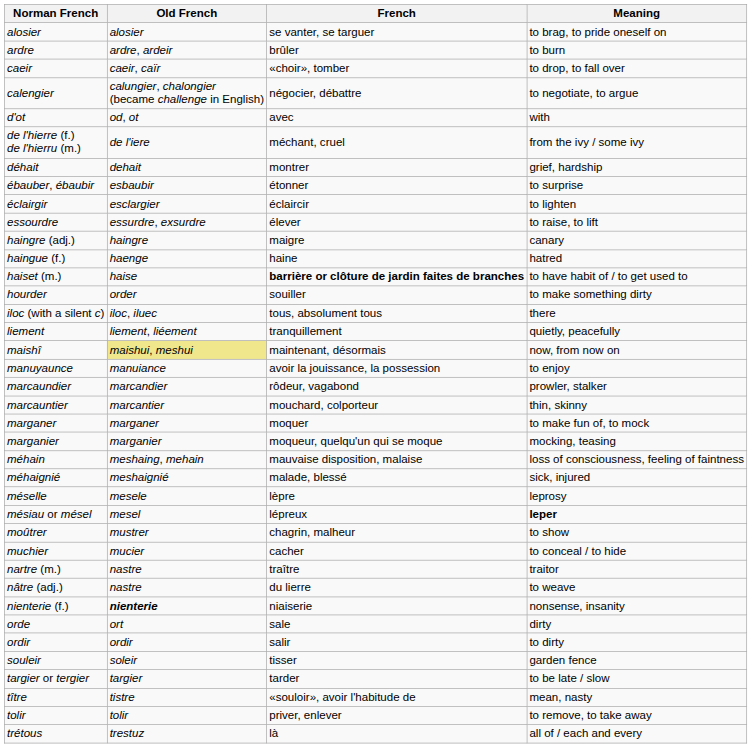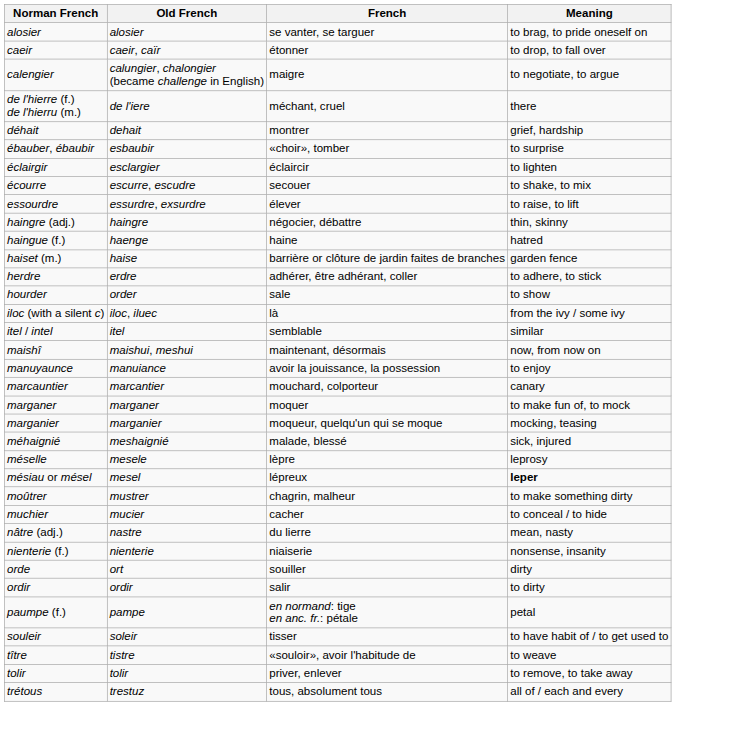- row: (20, 50)
(309, 68) «choir», tomber -> (289, 50) étonner
(315, 93) négocier, débattre -> (287, 74) maigre
- row: (16, 117)
(587, 142) from the ivy / some ivy -> (523, 106) there
(289, 185) étonner -> (309, 149) «choir», tomber
+ row: (27, 185)
(287, 240) maigre -> (315, 222) négocier, débattre
(547, 240) canary -> (539, 222) thin, skinny
(397, 277) bold -> (387, 258) normal
(609, 277) to have habit of / to get used to -> (544, 258) garden fence
+ row: (24, 277)
(288, 295) souiller -> (280, 295) sale
(591, 295) to make something dirty -> (530, 295) to show
(326, 313) tous, absolument tous -> (274, 313) là
(543, 313) there -> (568, 313) from the ivy / some ivy
+ row: (30, 331)
- row: (26, 331)
(151, 350) khaki background -> (151, 350) no background
- row: (39, 386)
(558, 404) thin, skinny -> (528, 386) canary
- row: (26, 459)
(549, 532) to show -> (571, 496) to make something dirty
- row: (34, 569)
(552, 587) to weave -> (542, 532) mean, nasty
(134, 605) bold -> (132, 551) normal
(280, 624) sale -> (288, 569) souiller
+ row: (36, 612)
(563, 660) garden fence -> (589, 637) to have habit of / to get used to
- row: (48, 679)
(561, 697) mean, nasty -> (533, 655) to weave
(274, 733) là -> (326, 691) tous, absolument tous
